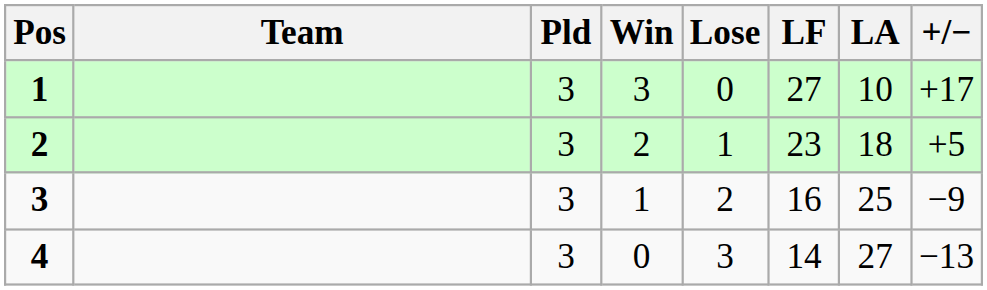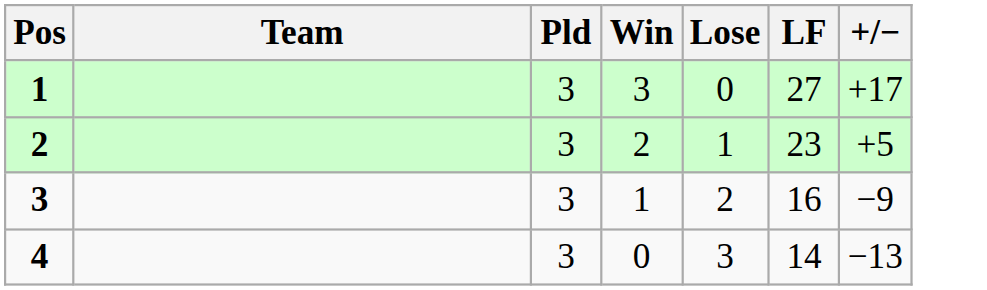- column: (875, 32)
